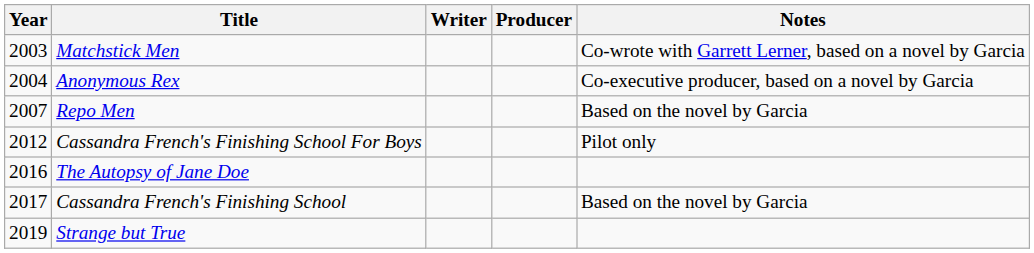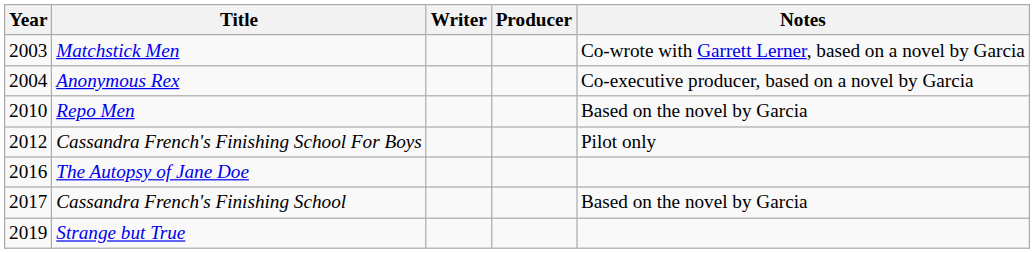(28, 111) 2007 -> (28, 111) 2010
